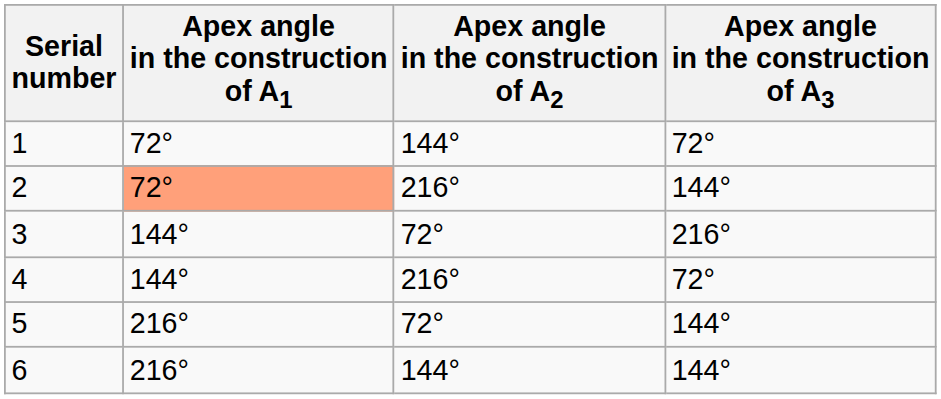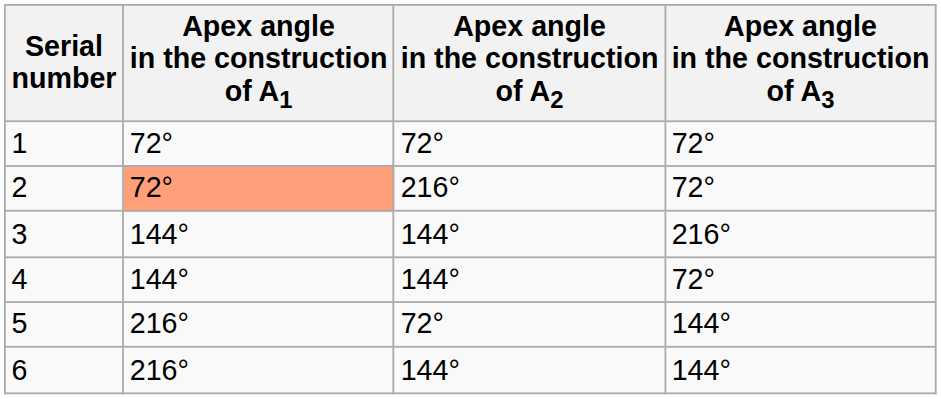(430, 142) 144° -> (422, 142) 72°
(701, 188) 144° -> (693, 188) 72°
(422, 233) 72° -> (430, 233) 144°
(430, 279) 216° -> (430, 279) 144°
